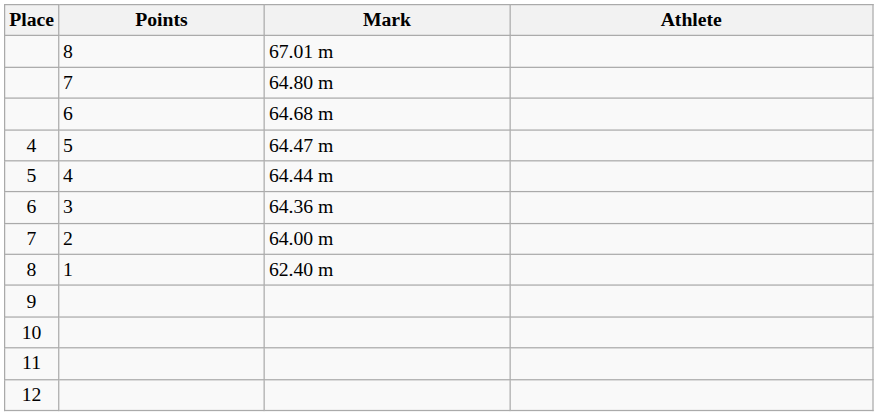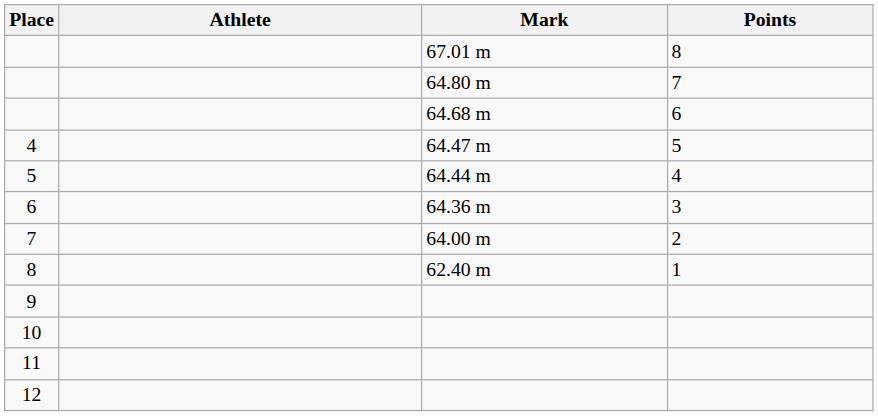columns swapped: (691, 20) <-> (161, 20)
